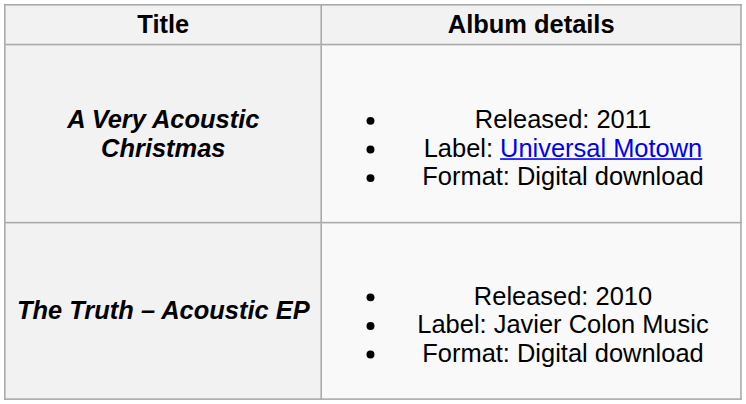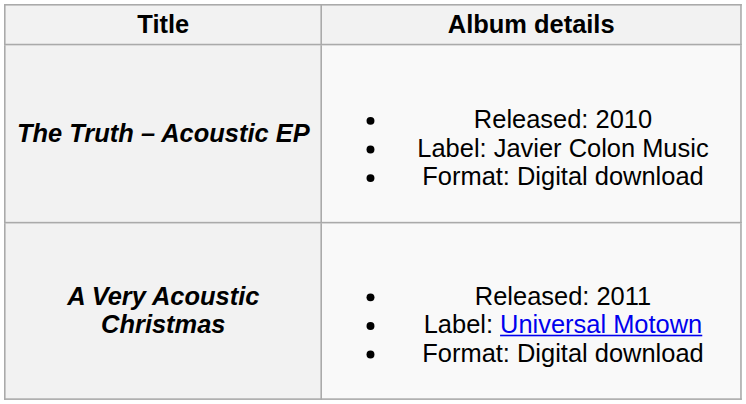rows swapped: (163, 310) <-> (163, 133)
